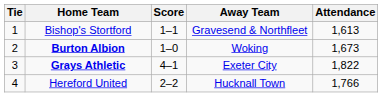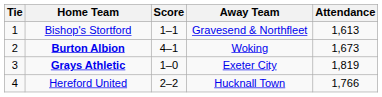(169, 48) 1–0 -> (169, 48) 4–1
(169, 65) 4–1 -> (169, 65) 1–0
(345, 65) 1,822 -> (345, 65) 1,819
